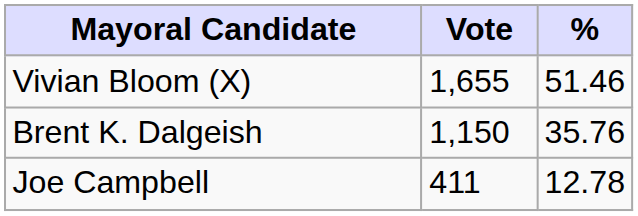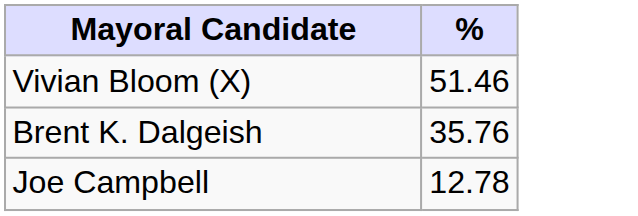- column: (479, 30)
